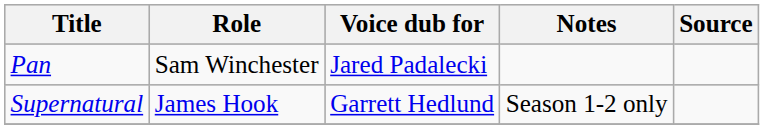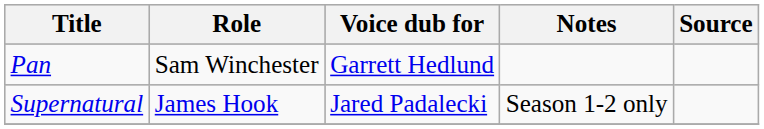(409, 64) Jared Padalecki -> (412, 64) Garrett Hedlund
(412, 104) Garrett Hedlund -> (409, 104) Jared Padalecki
